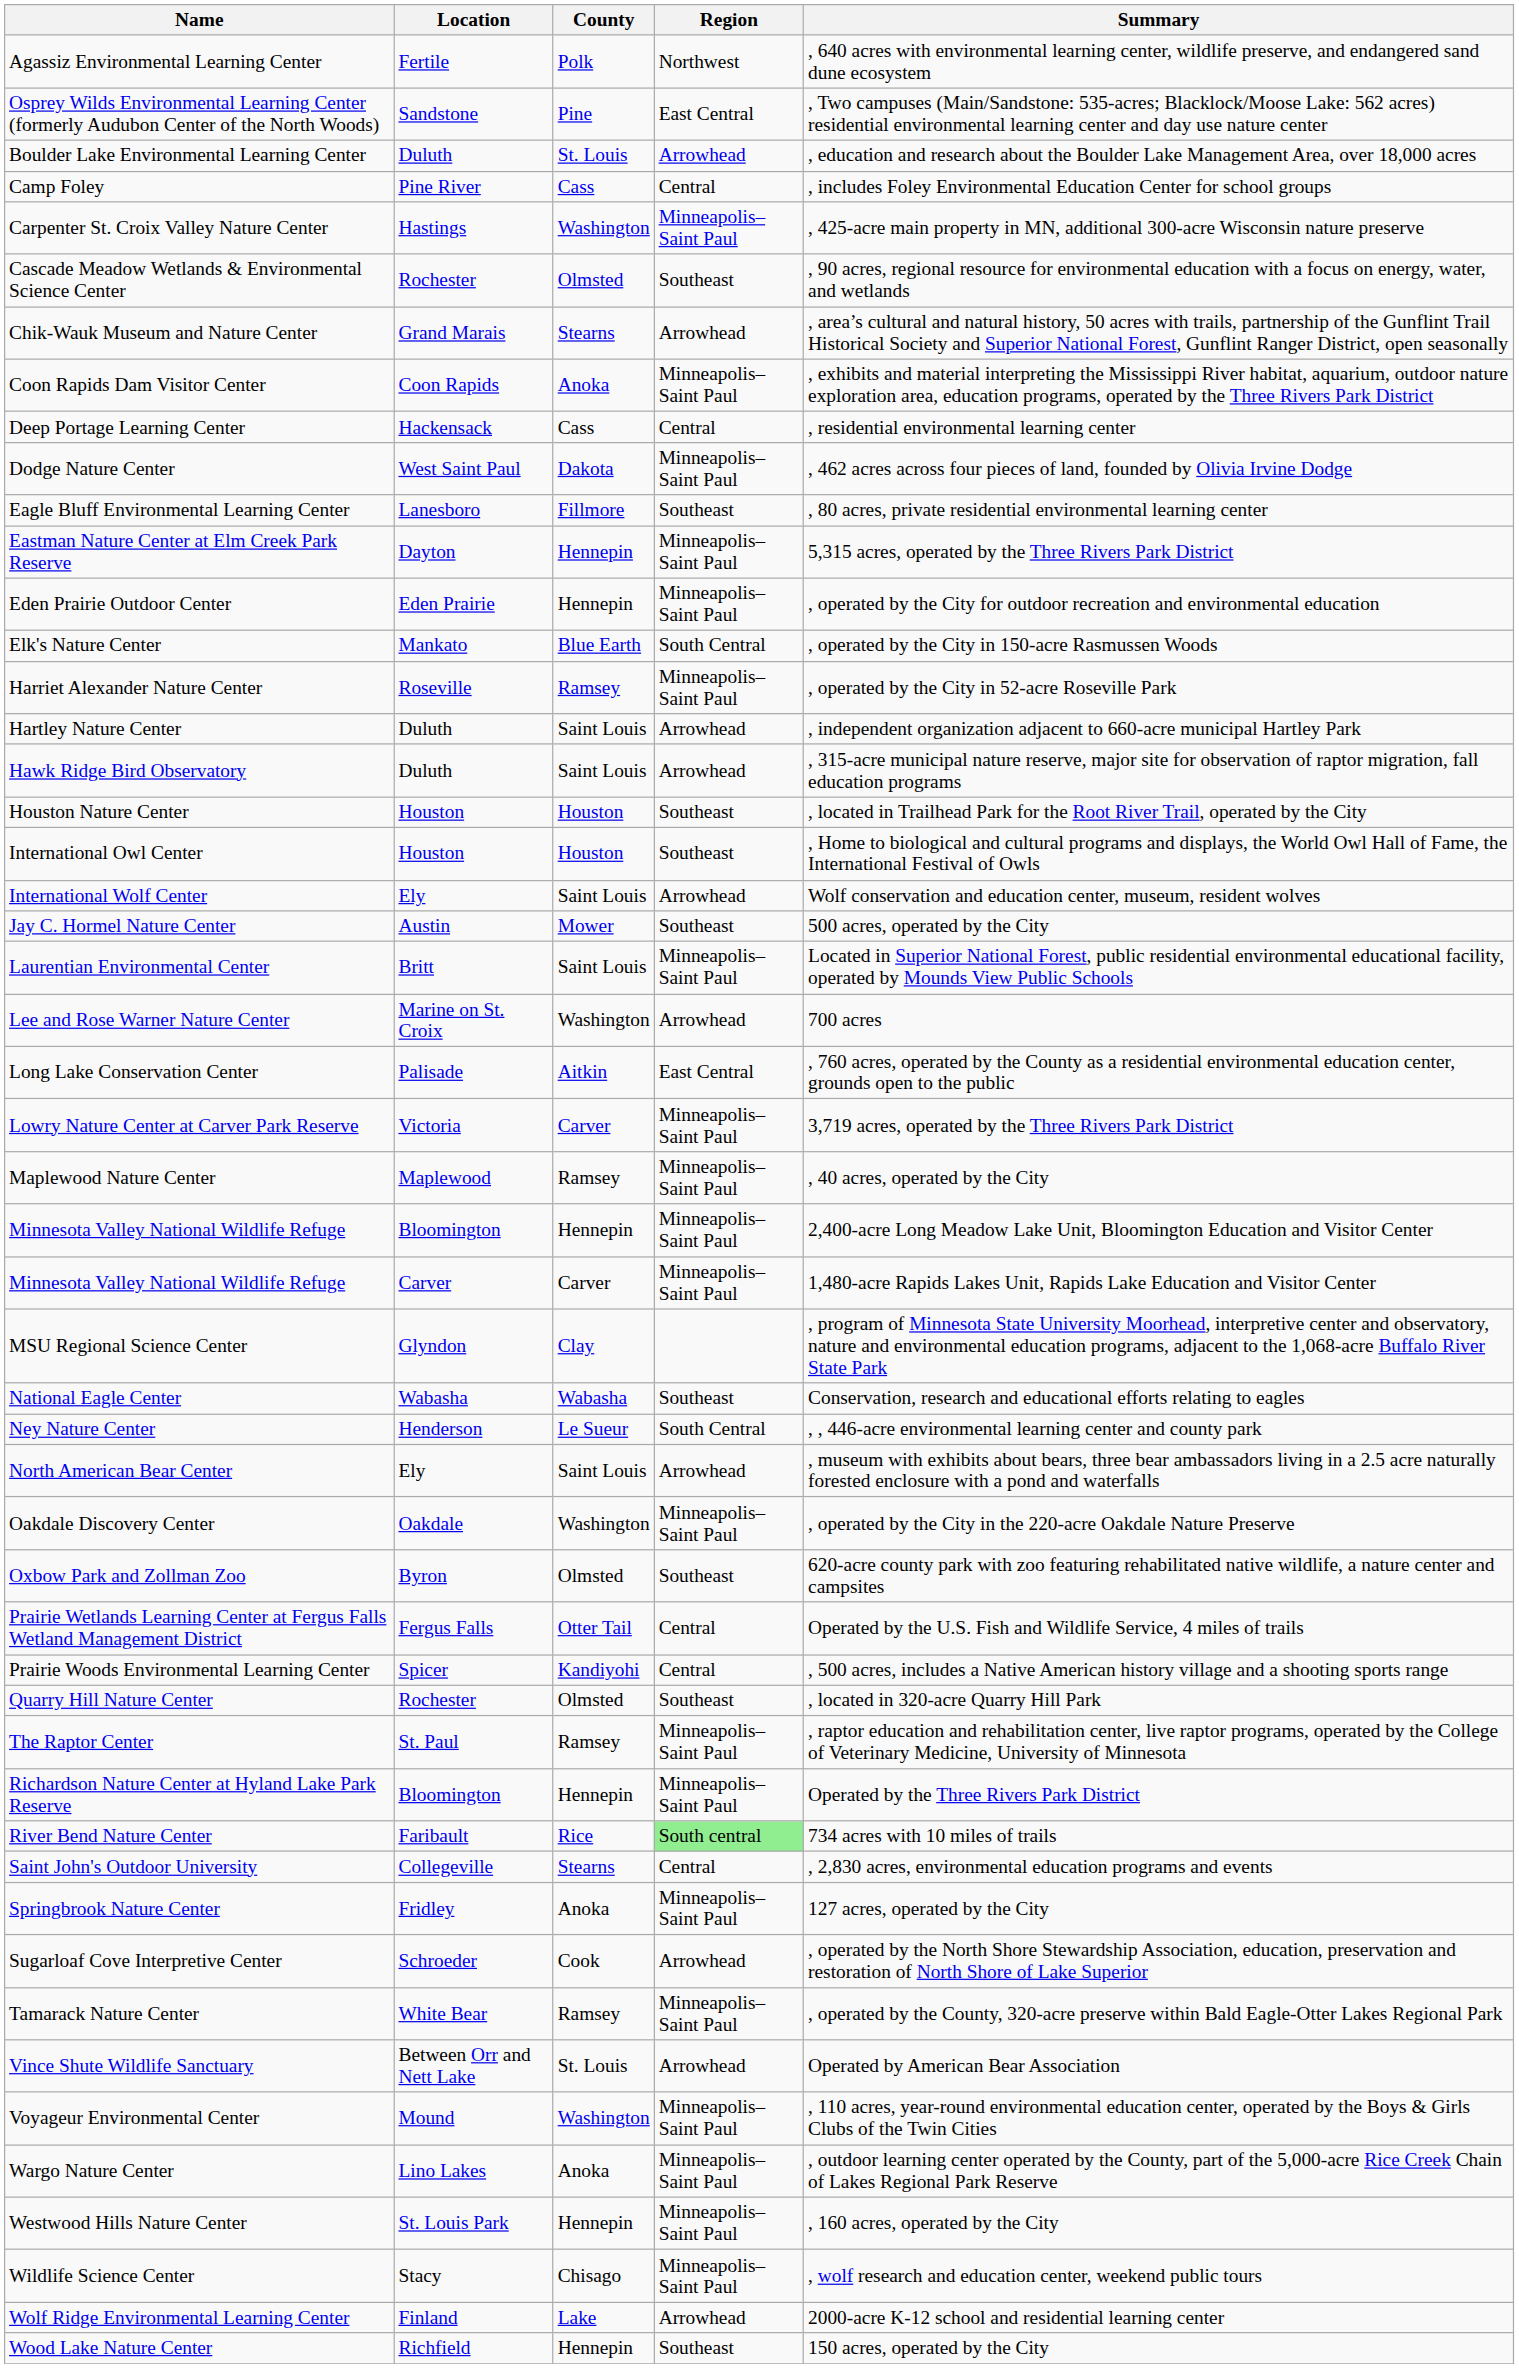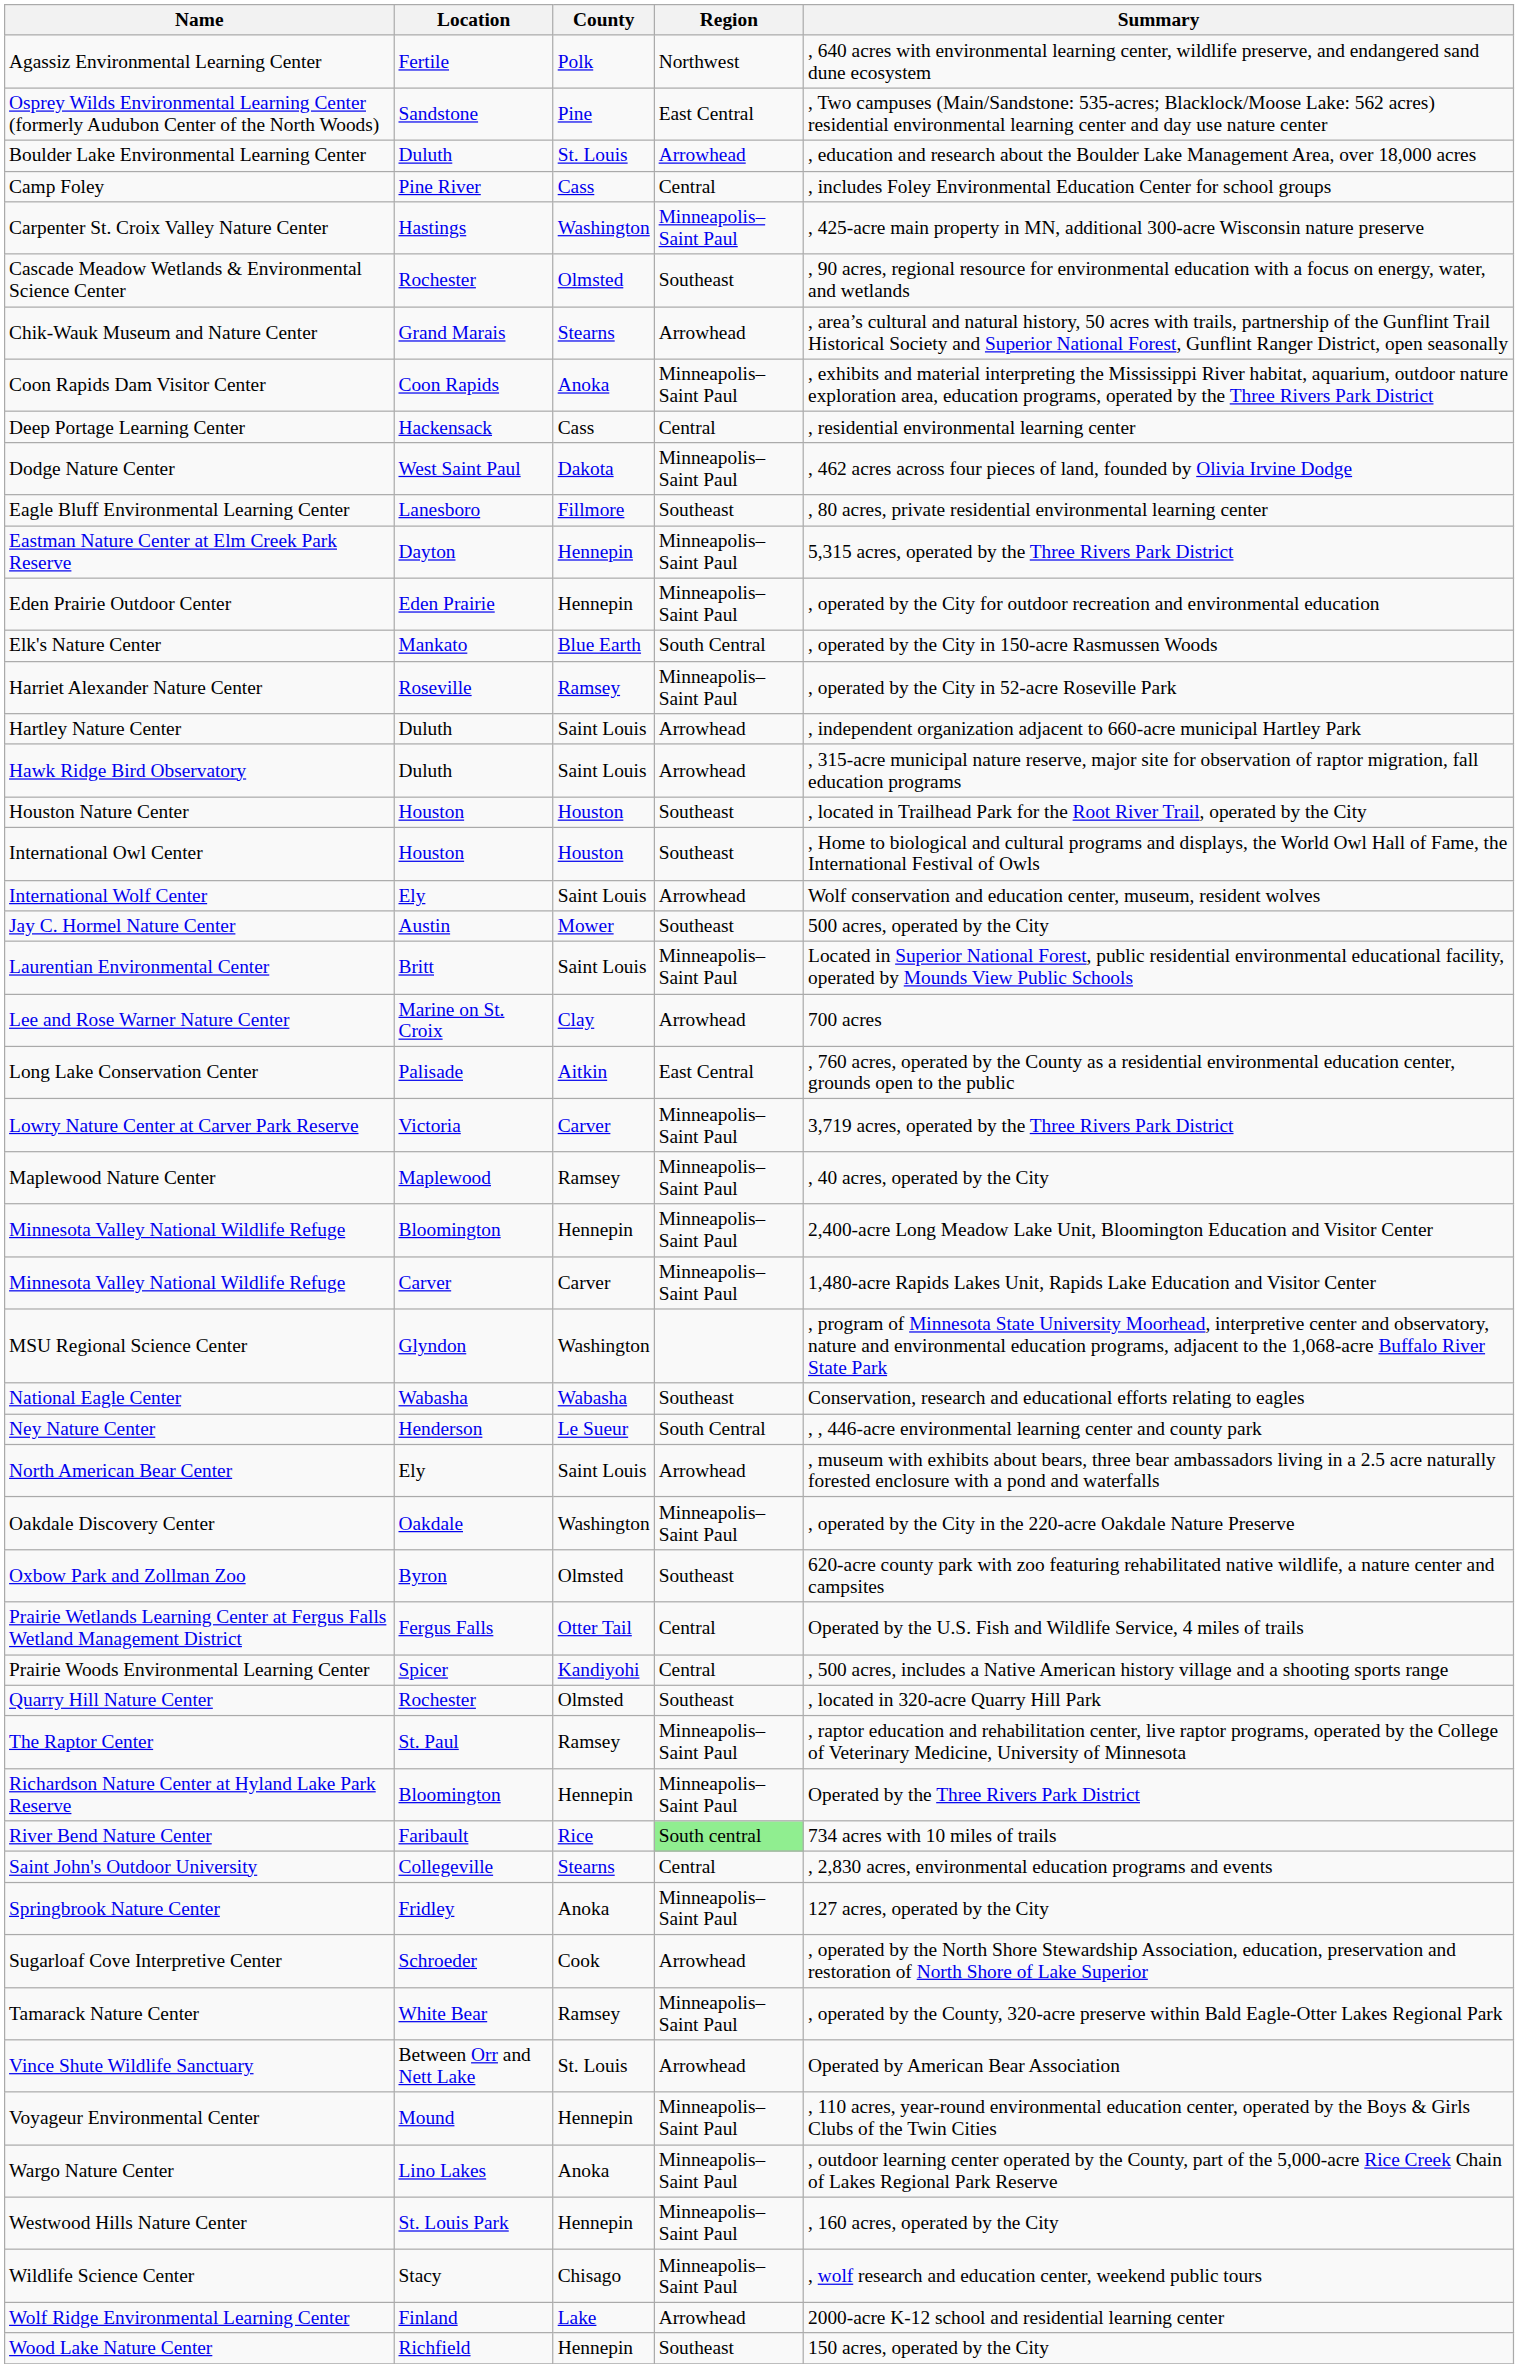(604, 1020) Washington -> (576, 1020) Clay
(576, 1345) Clay -> (604, 1345) Washington
(604, 2118) Washington -> (595, 2118) Hennepin
